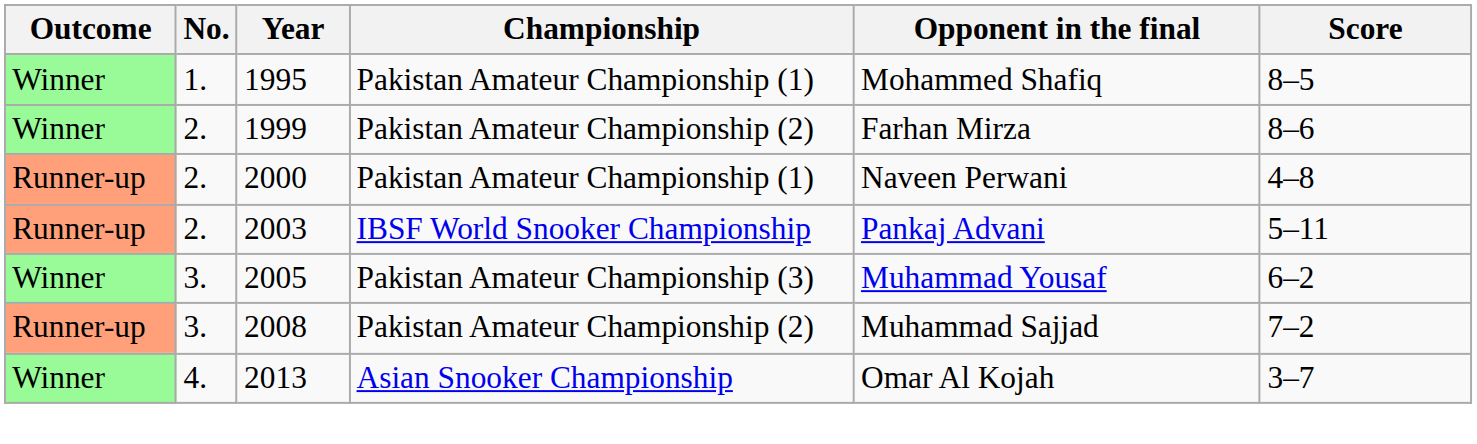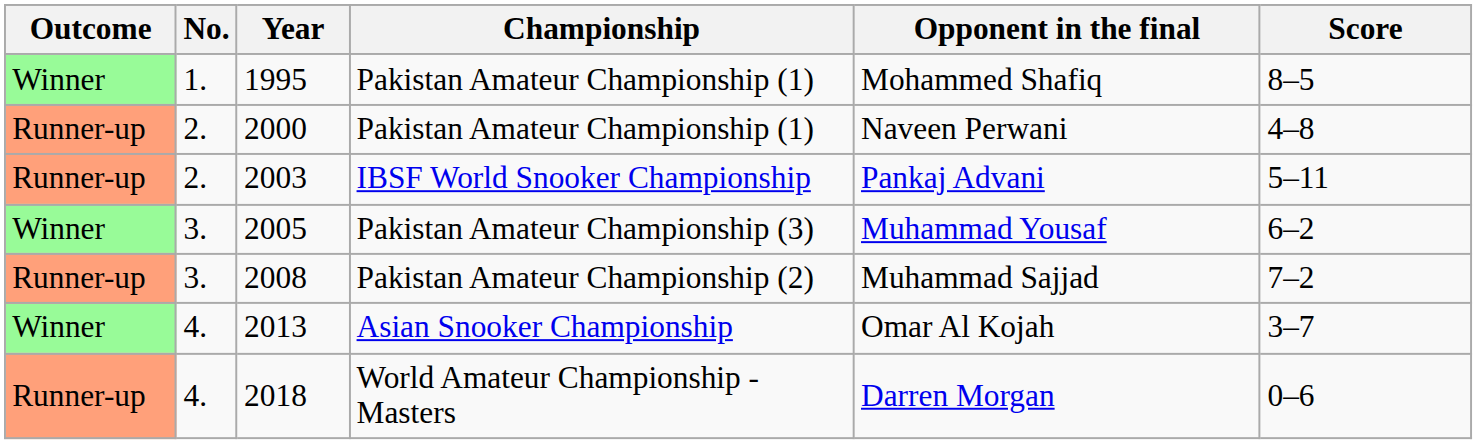- row: (275, 128)
+ row: (275, 395)
